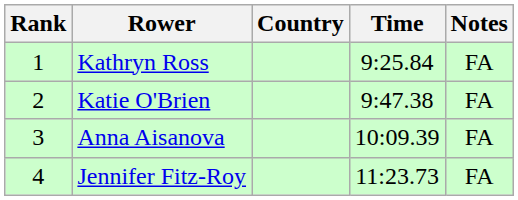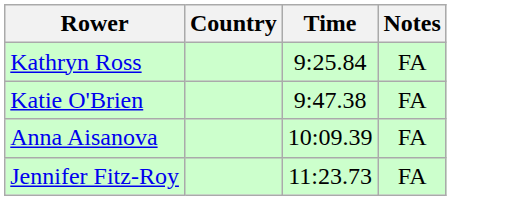- column: (38, 23)
